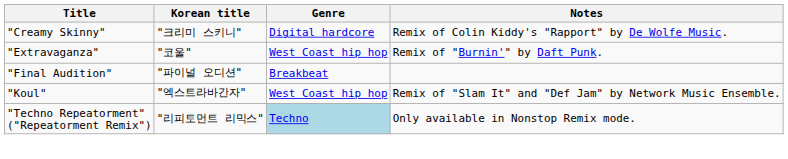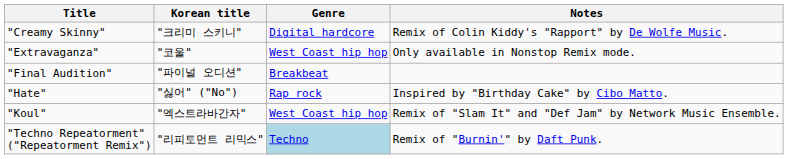(498, 53) Remix of "Burnin'" by Daft Punk. -> (514, 53) Only available in Nonstop Remix mode.
+ row: (27, 93)
(514, 119) Only available in Nonstop Remix mode. -> (498, 139) Remix of "Burnin'" by Daft Punk.
